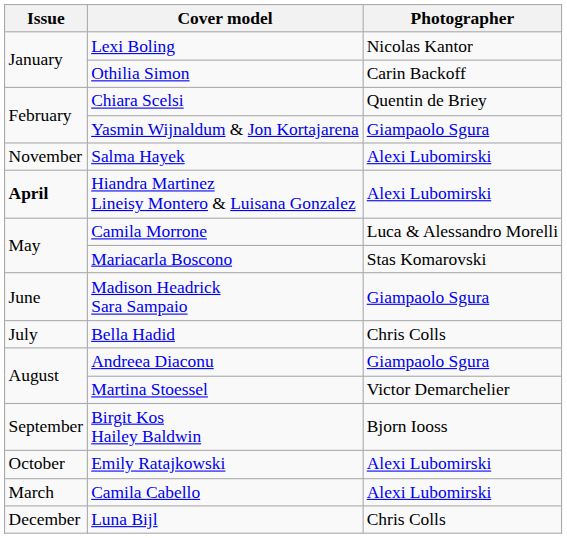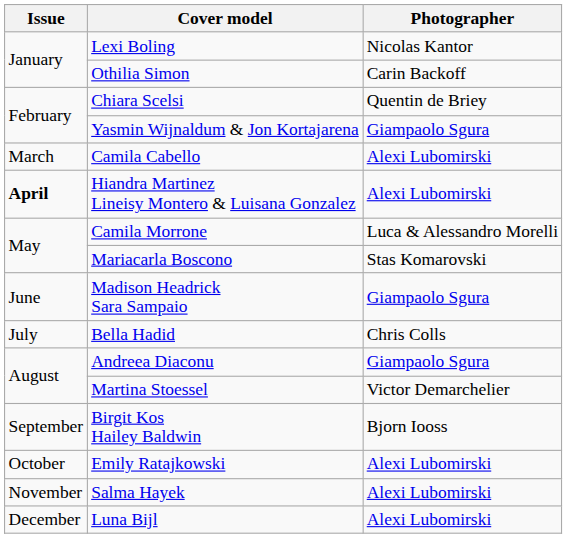rows swapped: (146, 492) <-> (138, 156)
(406, 519) Chris Colls -> (429, 519) Alexi Lubomirski
